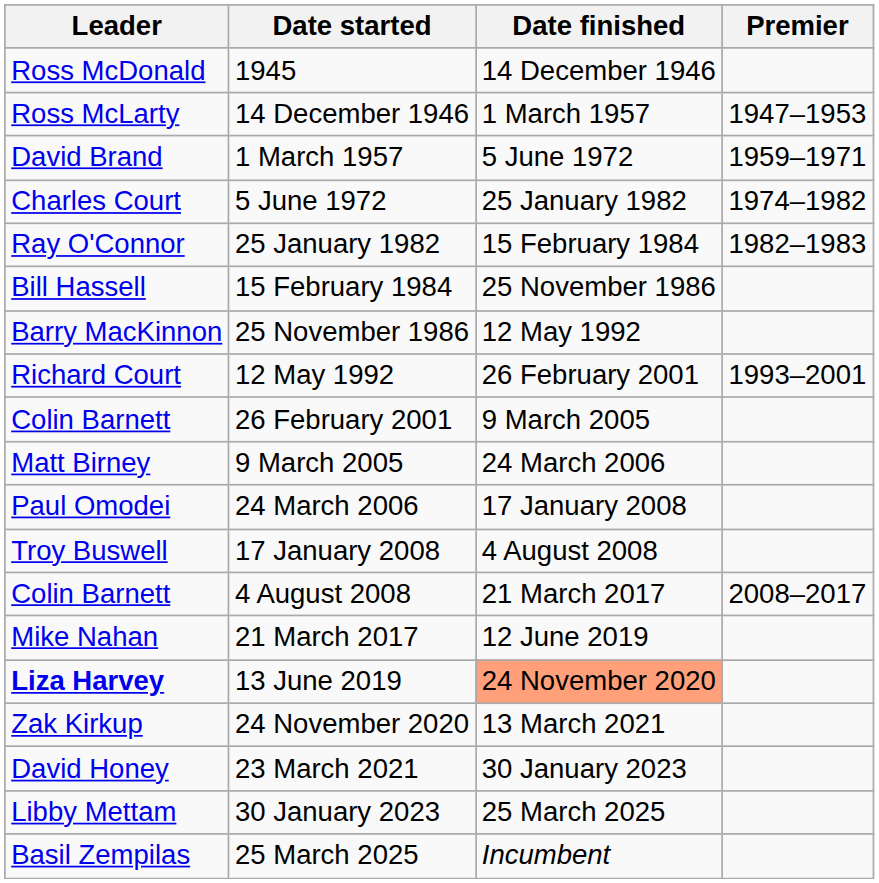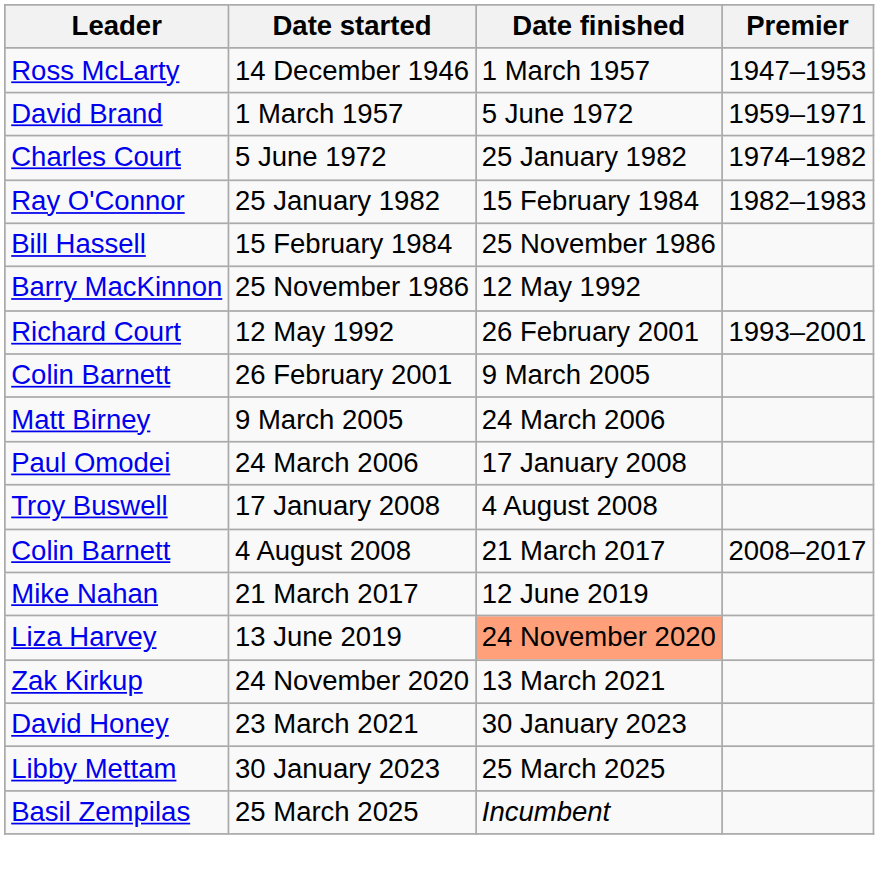- row: (266, 69)
(88, 680) bold -> (84, 637) normal
